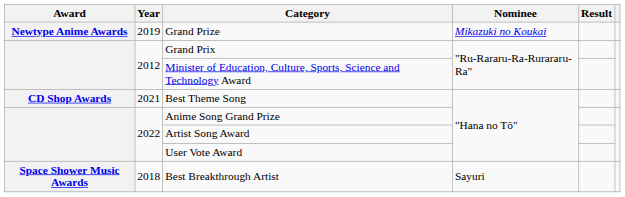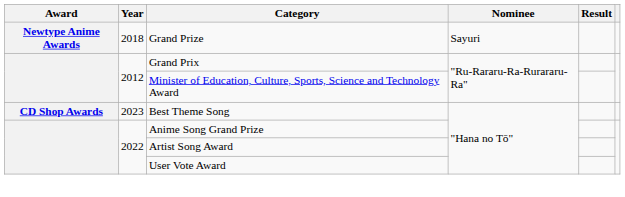(149, 31) 2019 -> (132, 37) 2018
(501, 31) Mikazuki no Koukai -> (465, 37) Sayuri
(149, 98) 2021 -> (132, 111) 2023
- row: (222, 176)
